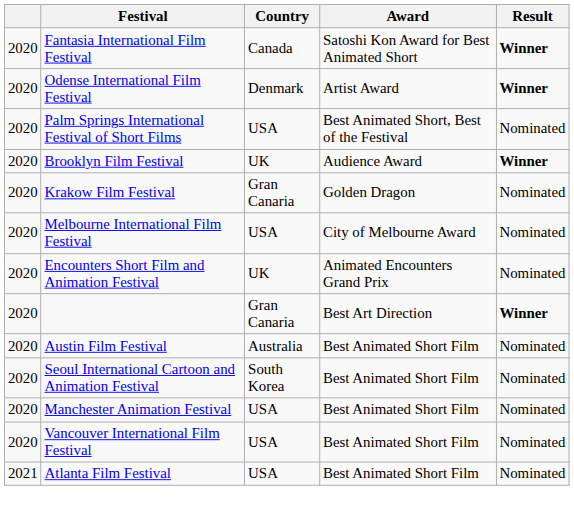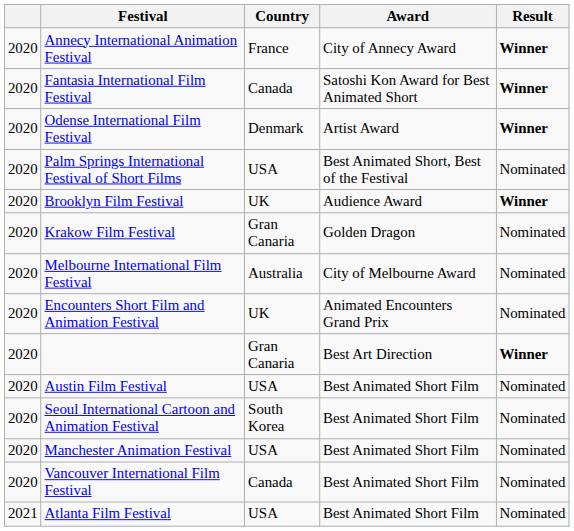+ row: (141, 48)
(263, 233) USA -> (275, 273) Australia
(275, 345) Australia -> (263, 386) USA
(263, 441) USA -> (270, 482) Canada
